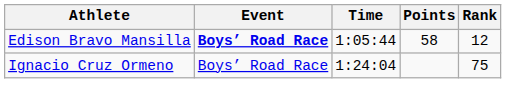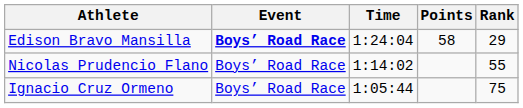(366, 41) 1:05:44 -> (383, 41) 1:24:04
(480, 41) 12 -> (497, 41) 29
+ row: (108, 65)
(366, 65) 1:24:04 -> (383, 90) 1:05:44
